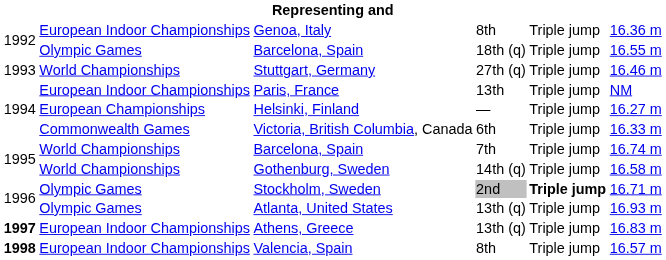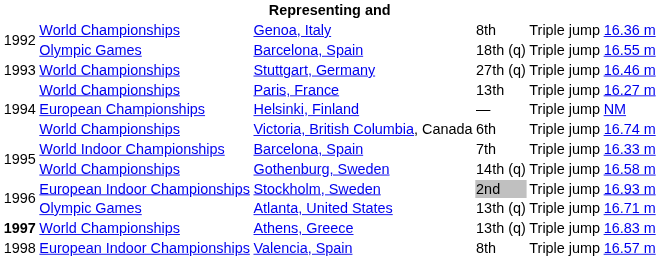(145, 30) European Indoor Championships -> (110, 30) World Championships
(145, 90) European Indoor Championships -> (110, 90) World Championships
(621, 90) NM -> (630, 90) 16.27 m
(636, 109) 16.27 m -> (615, 109) NM
(115, 129) Commonwealth Games -> (110, 129) World Championships
(636, 129) 16.33 m -> (630, 129) 16.74 m
(110, 149) World Championships -> (132, 149) World Indoor Championships
(636, 149) 16.74 m -> (630, 149) 16.33 m
(91, 189) Olympic Games -> (145, 189) European Indoor Championships
(568, 189) bold -> (565, 189) normal
(636, 189) 16.71 m -> (630, 189) 16.93 m
(636, 208) 16.93 m -> (630, 208) 16.71 m
(145, 228) European Indoor Championships -> (110, 228) World Championships
(20, 248) bold -> (20, 248) normal
